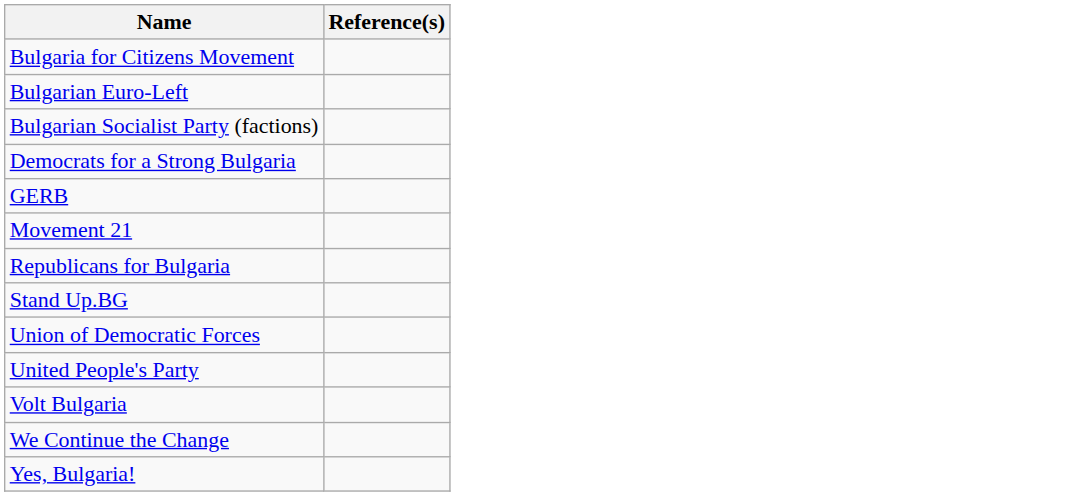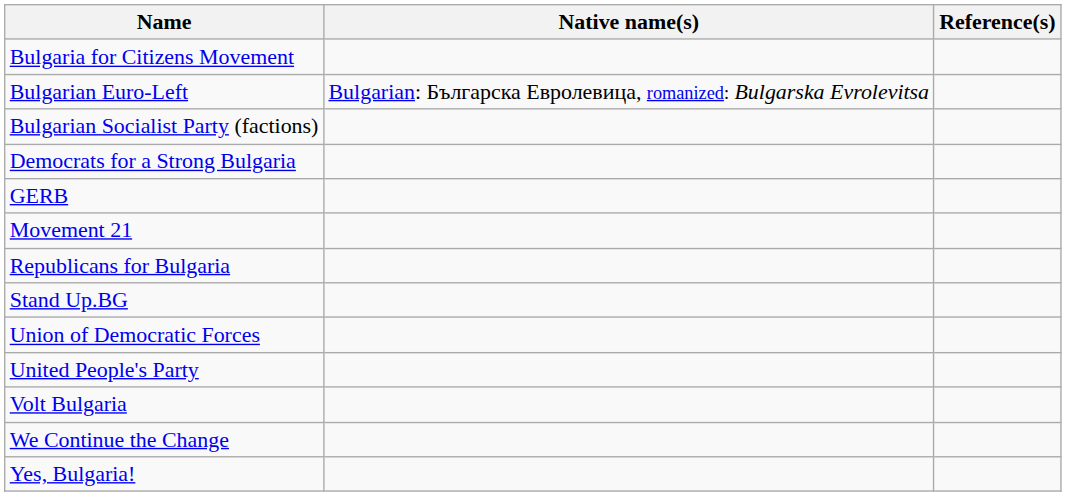+ column: (629, 21)
